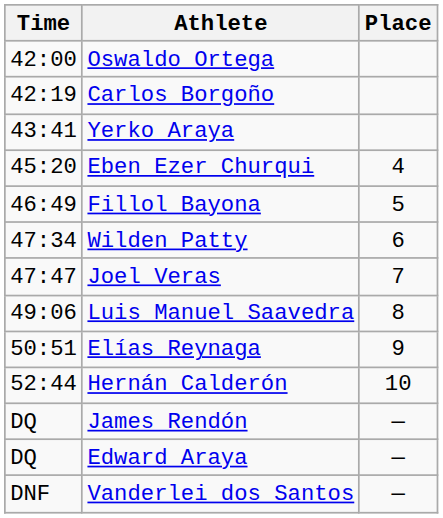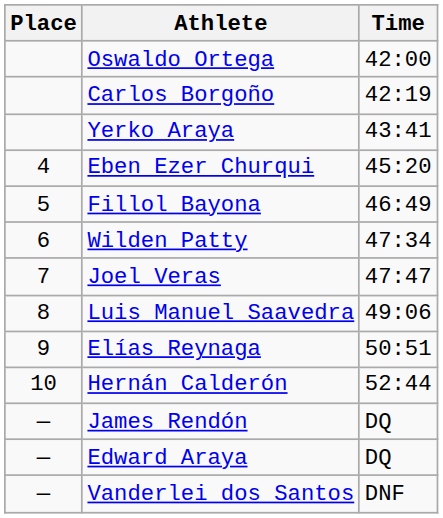columns swapped: (398, 23) <-> (43, 23)
